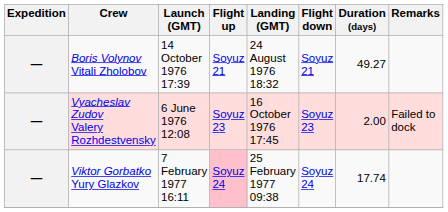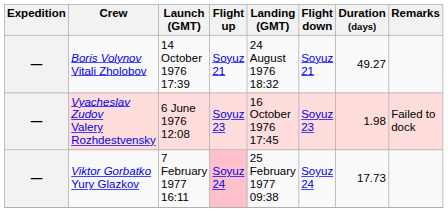(375, 121) 2.00 -> (375, 121) 1.98
(371, 178) 17.74 -> (371, 178) 17.73
